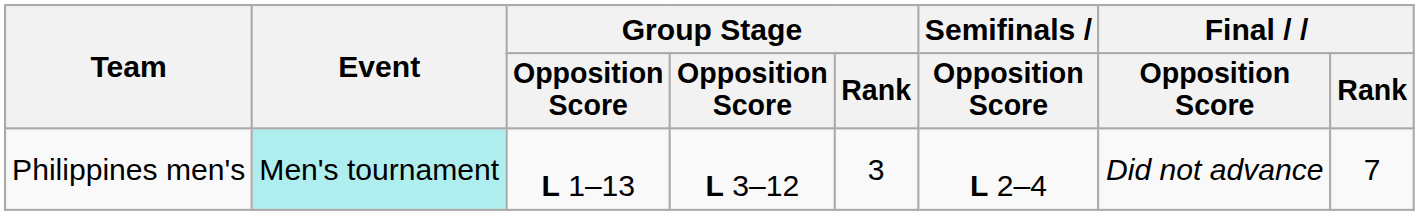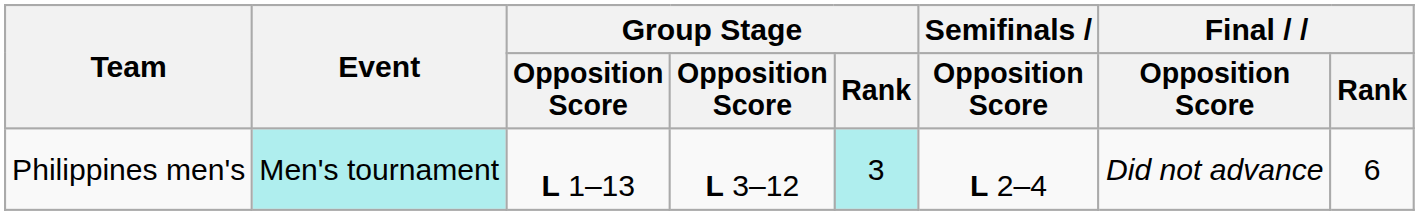(876, 170) no background -> (876, 170) paleturquoise background
(1372, 170) 7 -> (1372, 170) 6
